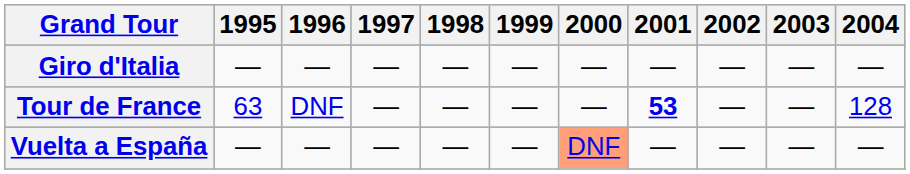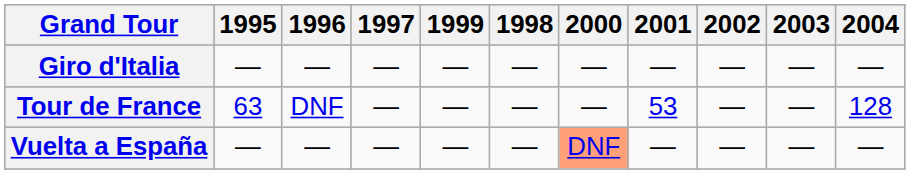columns swapped: (455, 24) <-> (525, 24)
(663, 106) bold -> (663, 106) normal
